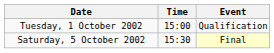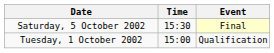rows swapped: (81, 26) <-> (81, 40)
